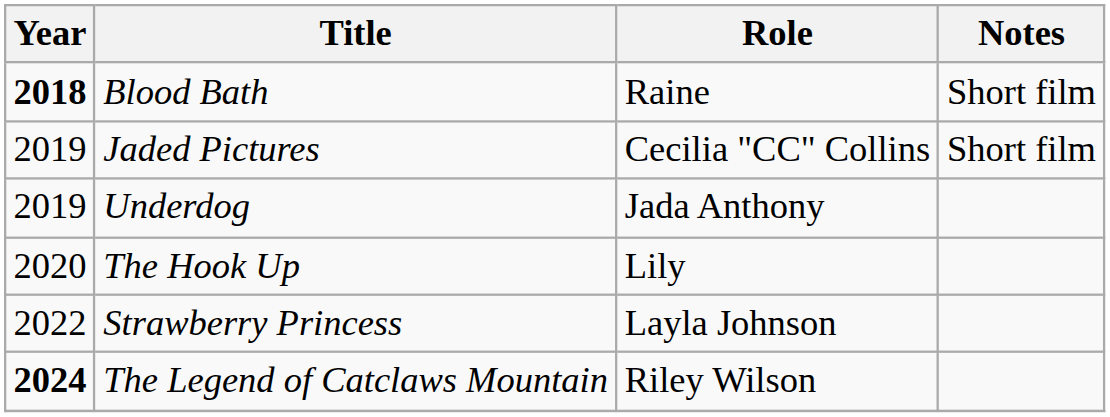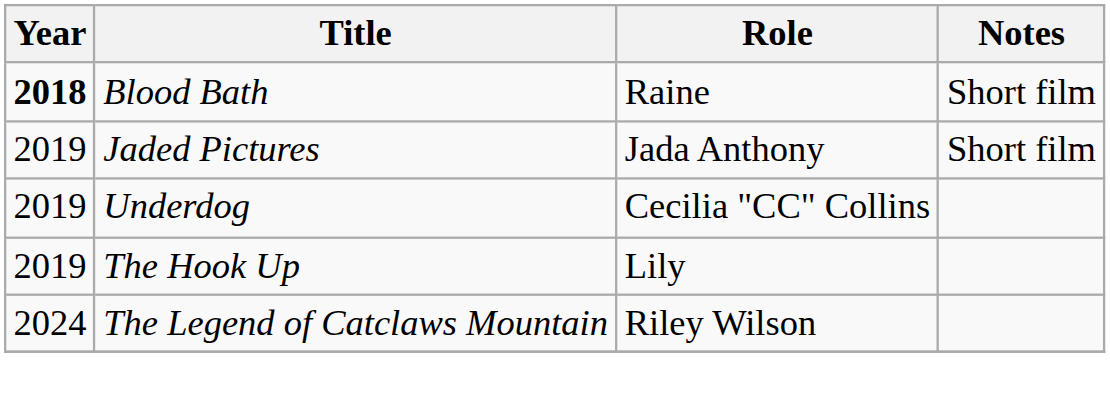(777, 149) Cecilia "CC" Collins -> (725, 149) Jada Anthony
(725, 206) Jada Anthony -> (777, 206) Cecilia "CC" Collins
(50, 264) 2020 -> (50, 264) 2019
- row: (253, 322)
(50, 380) bold -> (50, 322) normal
